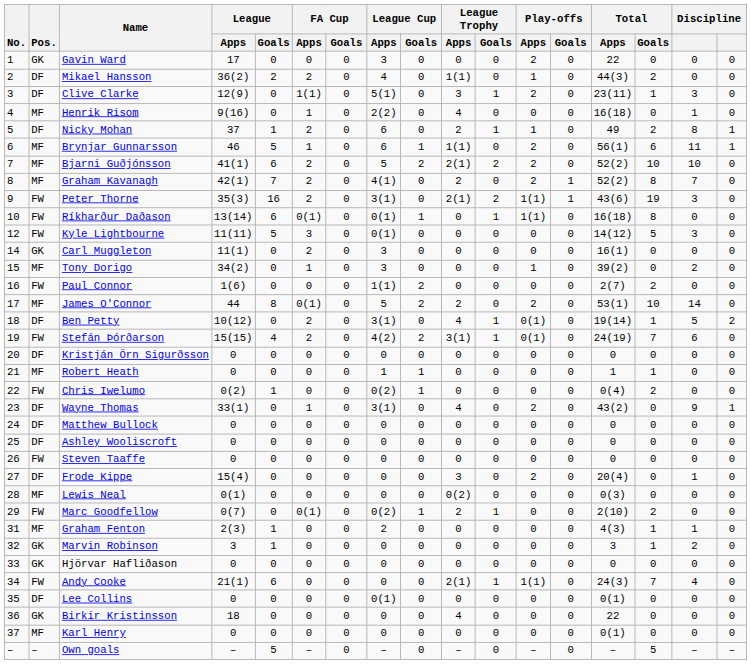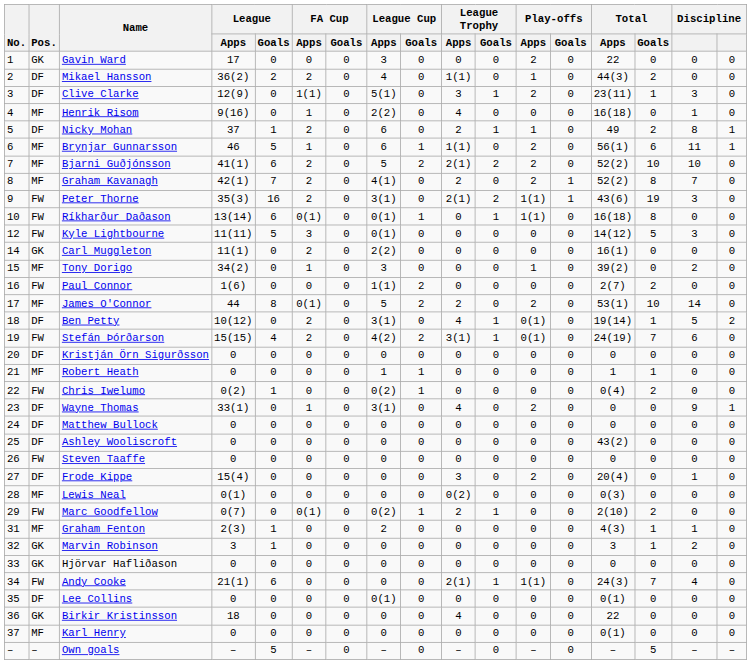(384, 251) 3 -> (384, 251) 2(2)
(613, 408) 43(2) -> (613, 408) 0
(613, 442) 0 -> (613, 442) 43(2)
